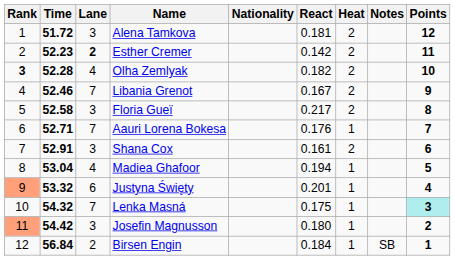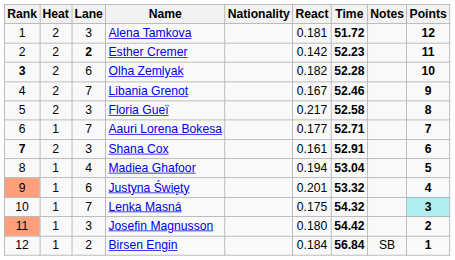columns swapped: (351, 14) <-> (58, 14)
(93, 71) 4 -> (89, 71) 6
(316, 129) 0.176 -> (312, 129) 0.177
(22, 149) normal -> (22, 149) bold
